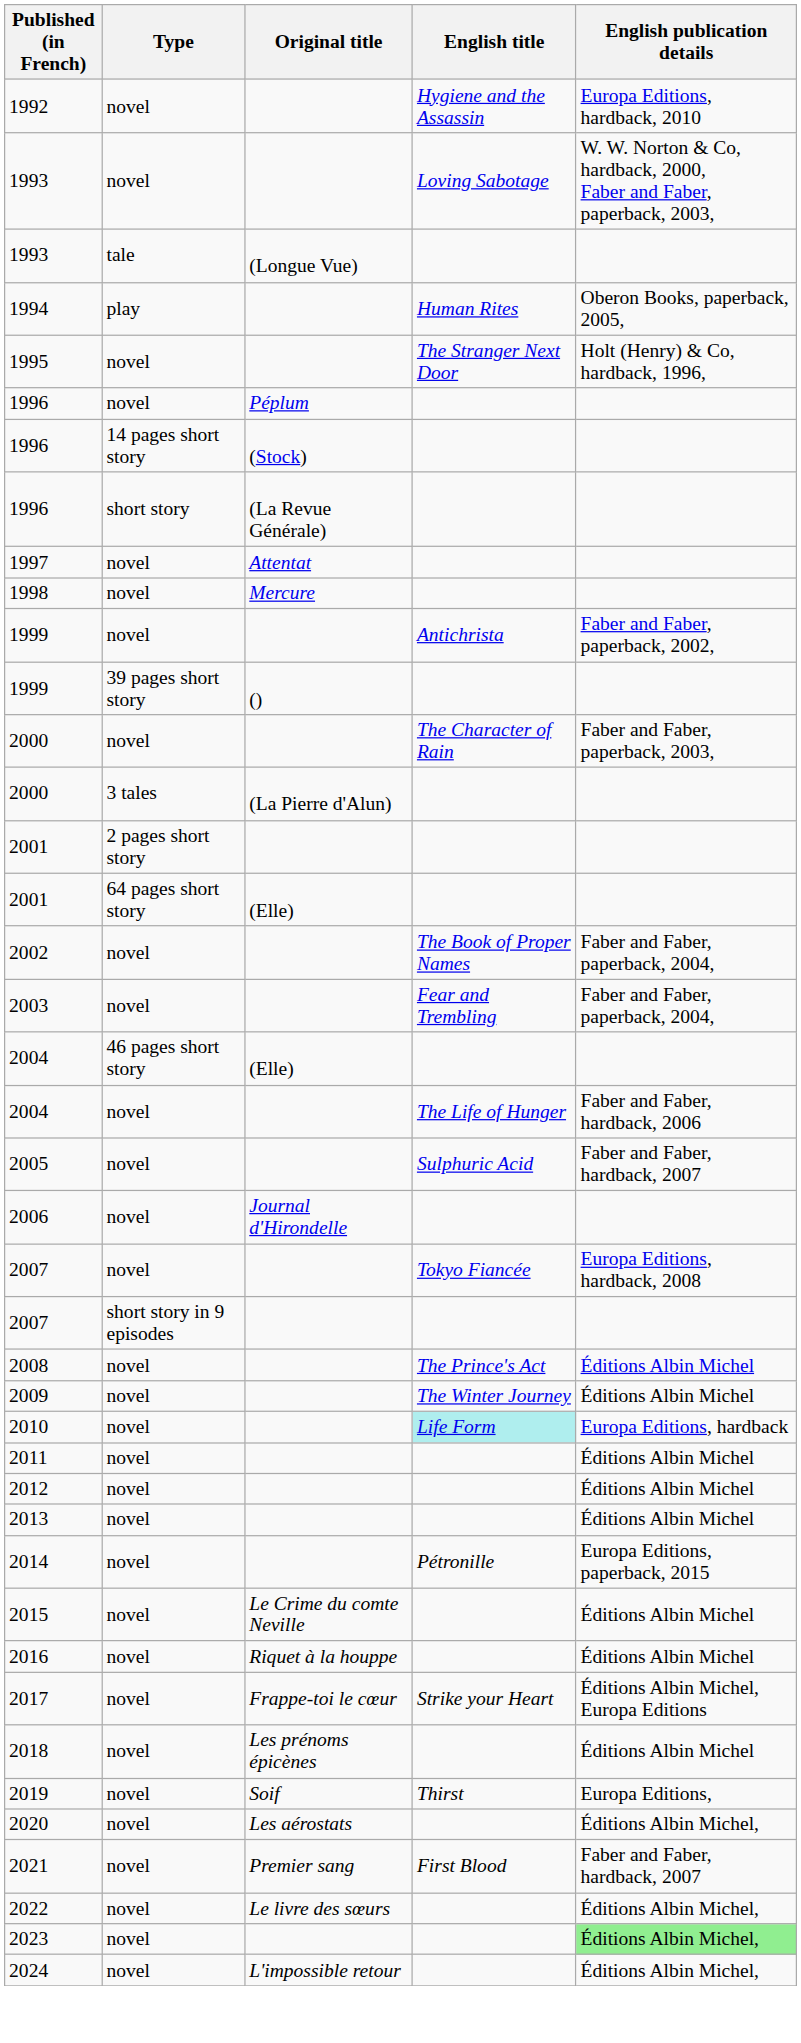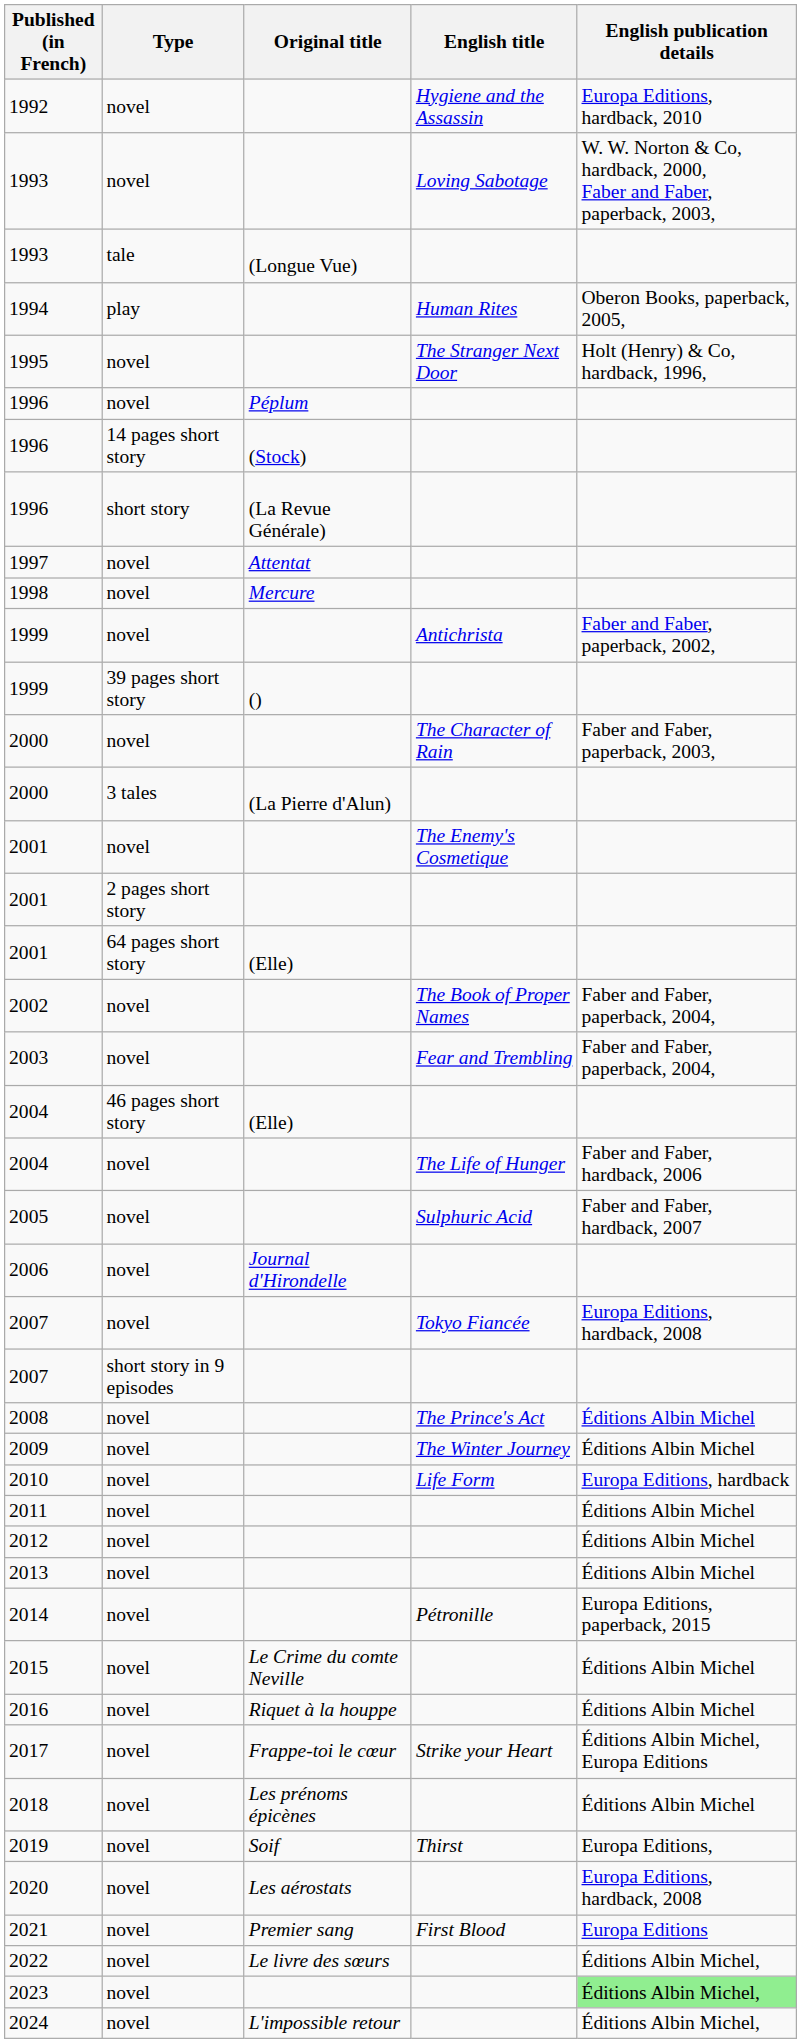+ row: (29, 846)
(456, 1426) paleturquoise background -> (455, 1479) no background
(670, 1824) Éditions Albin Michel, -> (647, 1888) Europa Editions, hardback, 2008
(646, 1866) Faber and Faber, hardback, 2007 -> (645, 1930) Europa Editions
